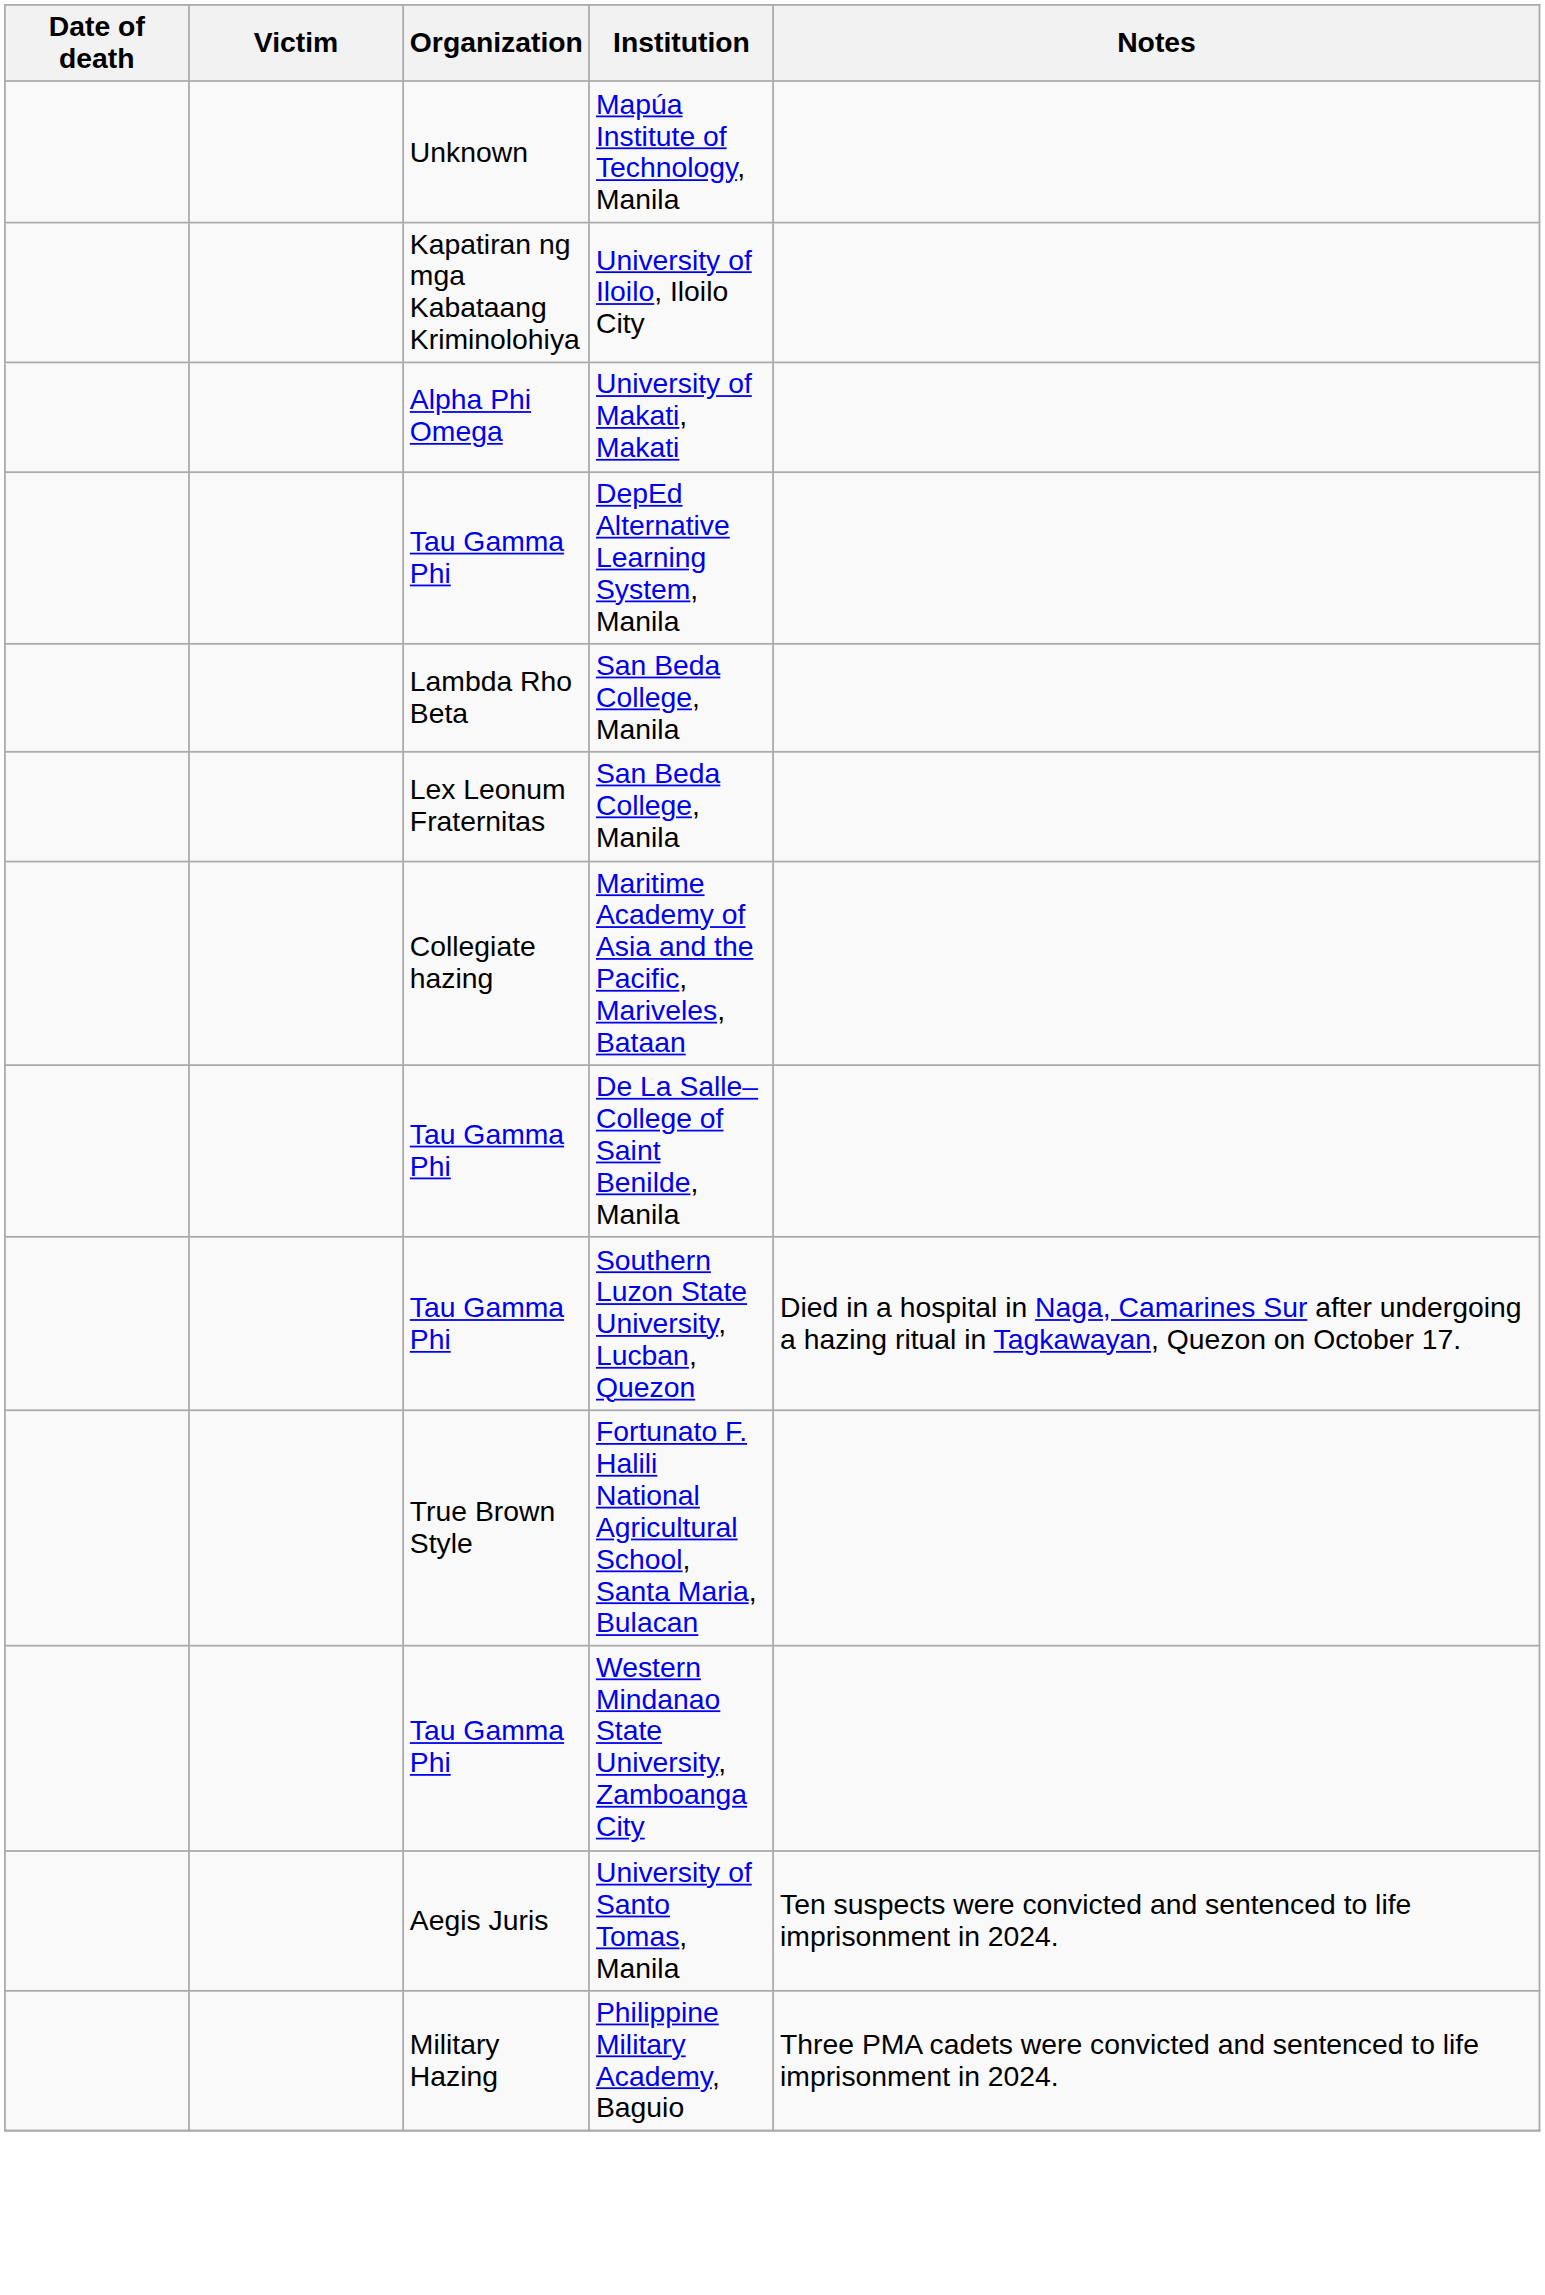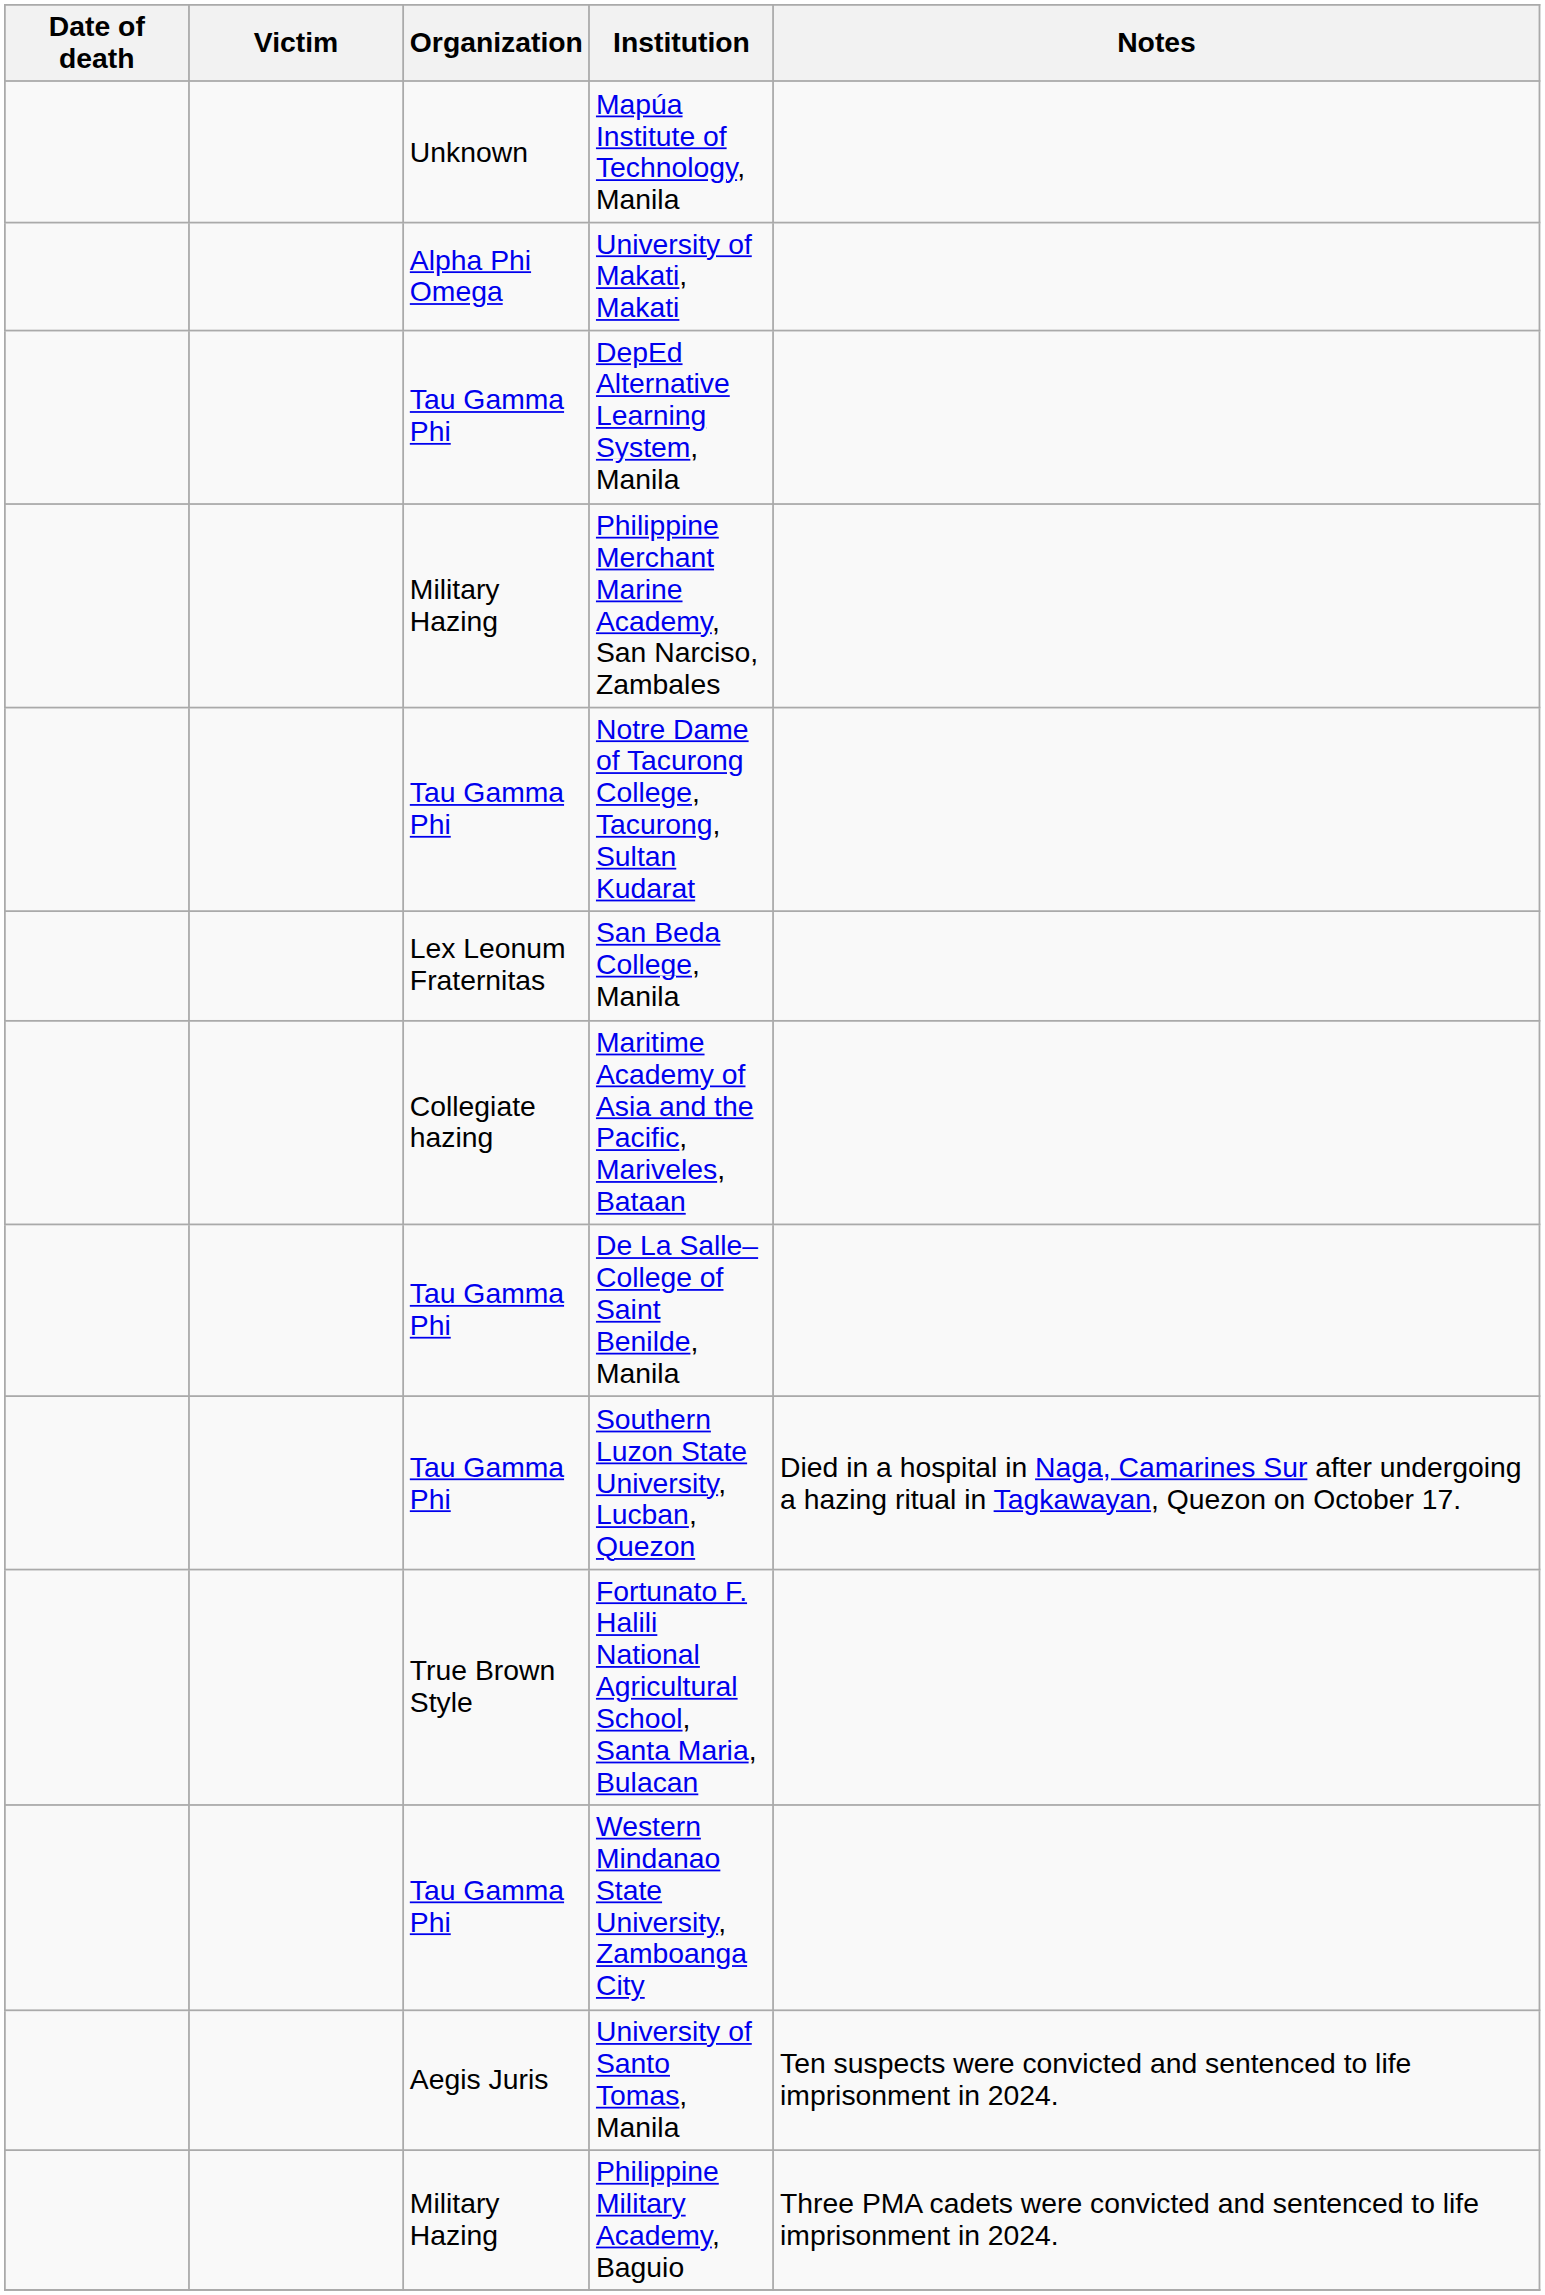- row: (495, 292)
+ row: (455, 604)
+ row: (487, 809)
- row: (491, 697)
